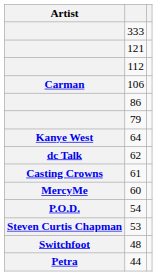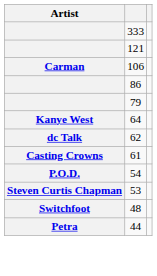- row: (136, 66)
- row: (136, 191)
